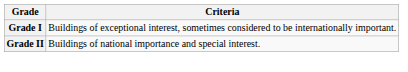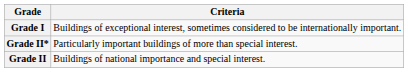+ row: (28, 43)
